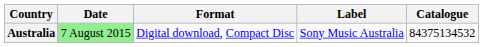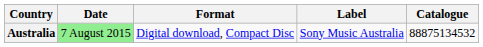(442, 33) 84375134532 -> (442, 33) 88875134532
